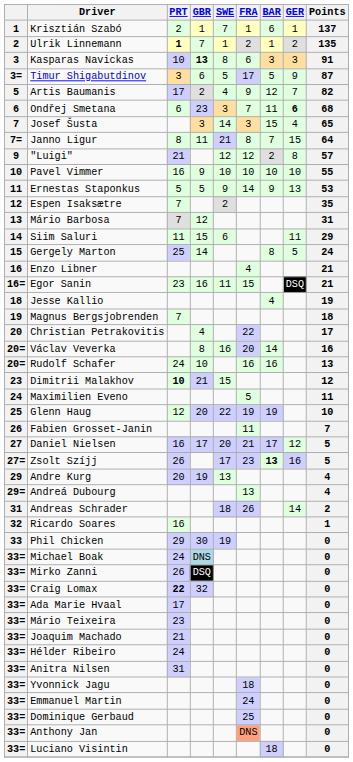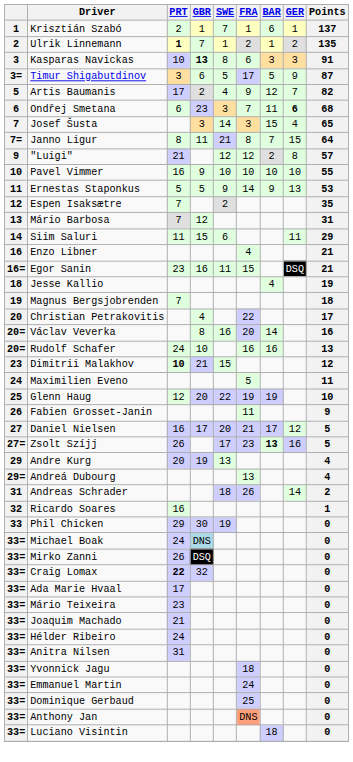- row: (73, 253)
(327, 429) 7 -> (327, 413) 9
